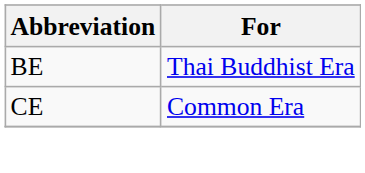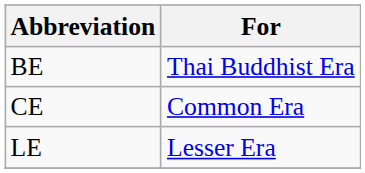+ row: (26, 147)
